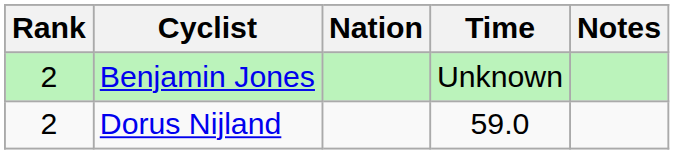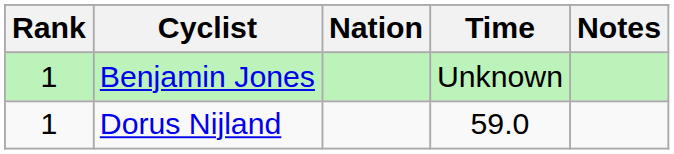(49, 76) 2 -> (49, 76) 1
(49, 124) 2 -> (49, 124) 1
